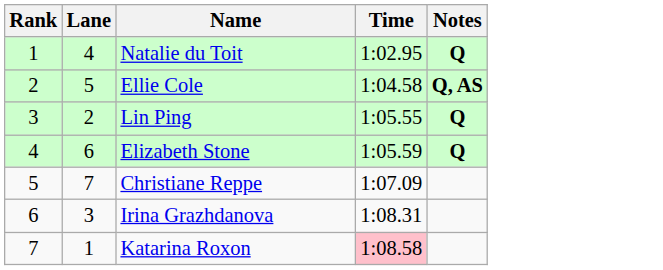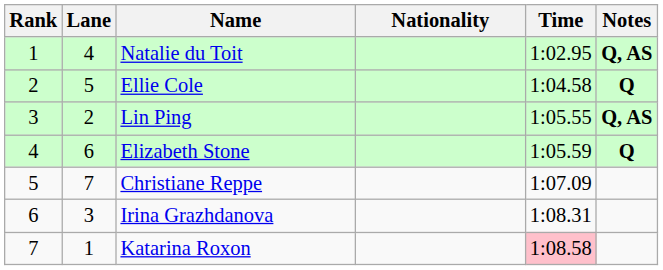+ column: (440, 20)
(457, 53) Q -> (627, 53) Q, AS
(457, 85) Q, AS -> (627, 85) Q
(457, 118) Q -> (627, 118) Q, AS
